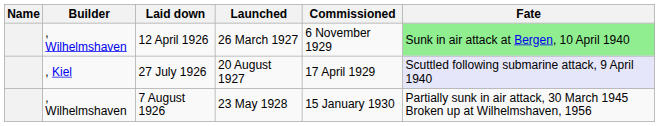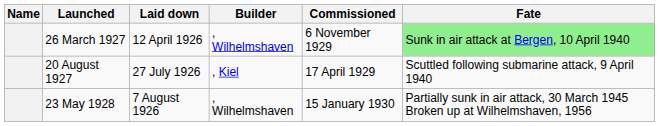columns swapped: (89, 14) <-> (259, 14)
(520, 72) lavender background -> (520, 72) no background
